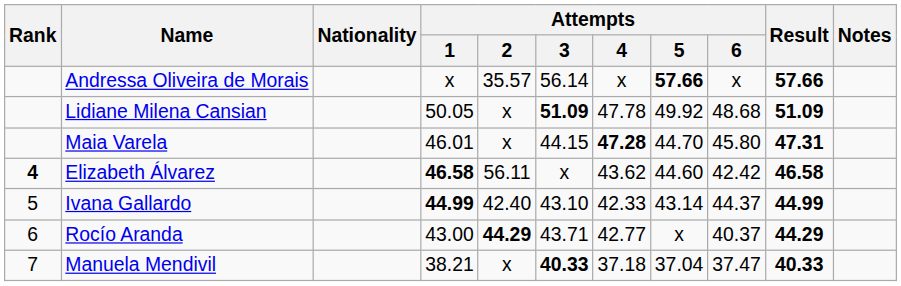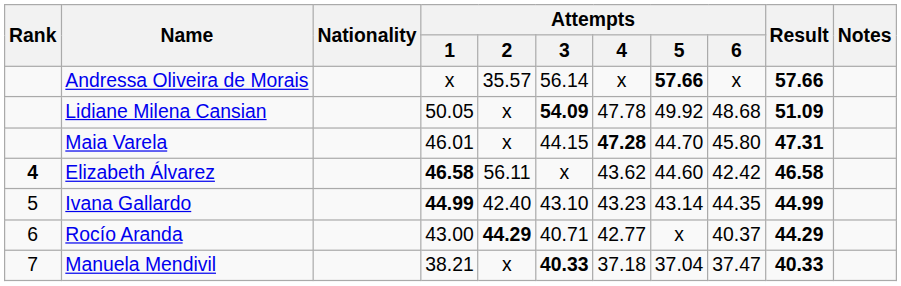(564, 111) 51.09 -> (564, 111) 54.09
(622, 204) 42.33 -> (622, 204) 43.23
(736, 204) 44.37 -> (736, 204) 44.35
(564, 234) 43.71 -> (564, 234) 40.71
